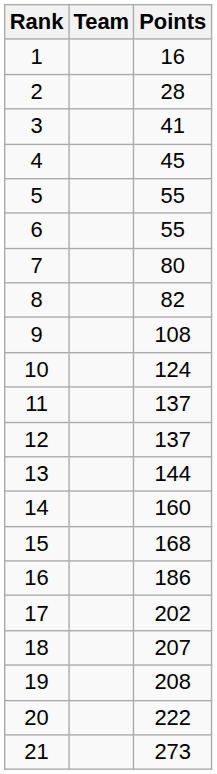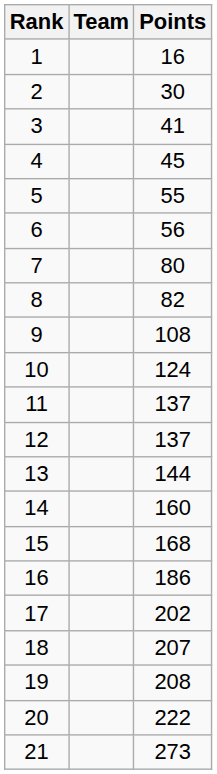(173, 91) 28 -> (173, 91) 30
(173, 230) 55 -> (173, 230) 56
